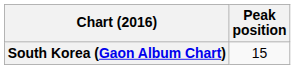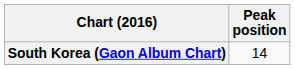(259, 53) 15 -> (259, 53) 14
